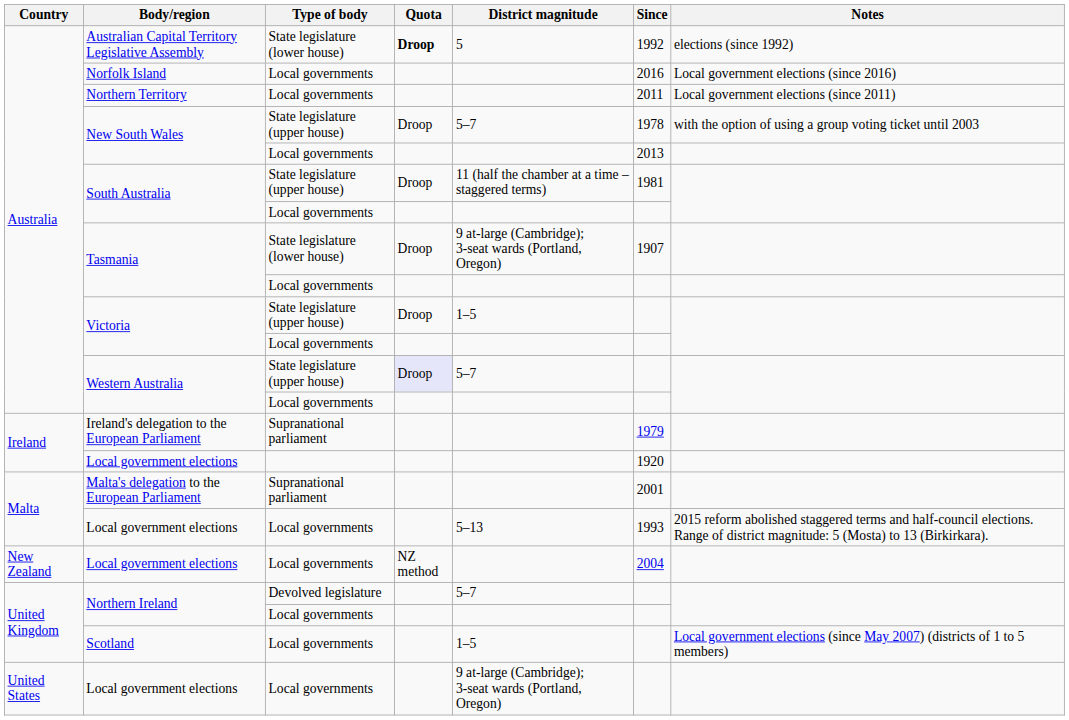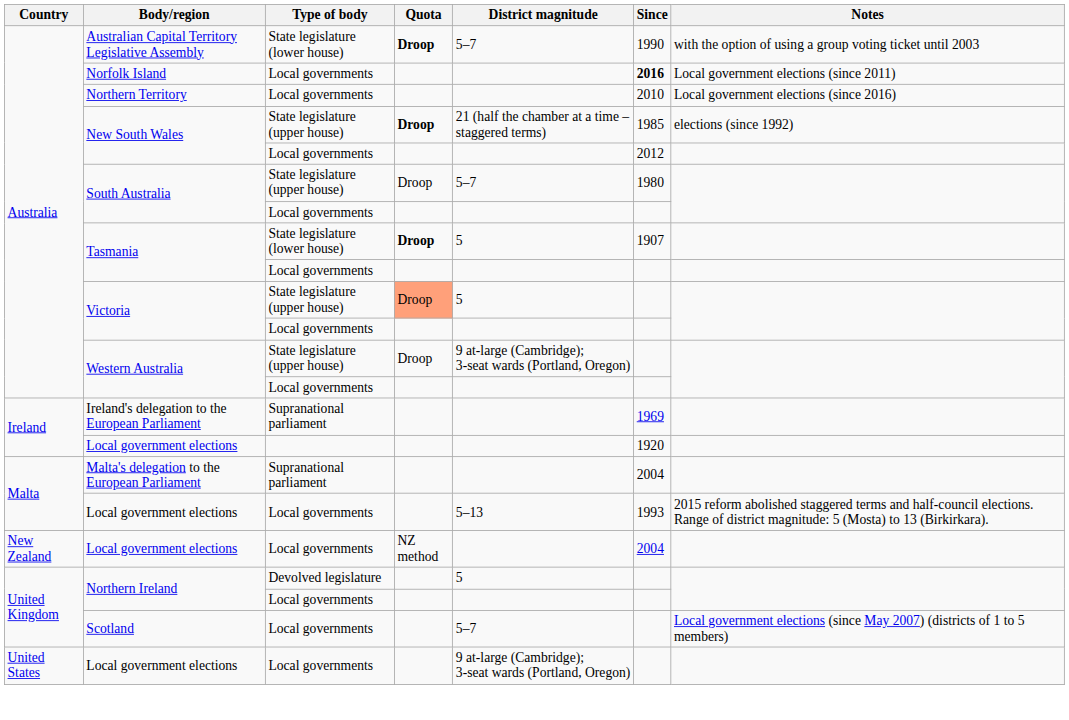(459, 44) 5 -> (466, 44) 5–7
(650, 44) 1992 -> (650, 44) 1990
(734, 44) elections (since 1992) -> (827, 44) with the option of using a group voting ticket until 2003
(650, 73) normal -> (650, 73) bold
(785, 73) Local government elections (since 2016) -> (785, 73) Local government elections (since 2011)
(650, 95) 2011 -> (650, 95) 2010
(785, 95) Local government elections (since 2011) -> (785, 95) Local government elections (since 2016)
(415, 124) normal -> (416, 124) bold
(466, 124) 5–7 -> (542, 124) 21 (half the chamber at a time – staggered terms)
(650, 124) 1978 -> (650, 124) 1985
(826, 124) with the option of using a group voting ticket until 2003 -> (734, 124) elections (since 1992)
(650, 153) 2013 -> (650, 153) 2012
(542, 182) 11 (half the chamber at a time – staggered terms) -> (466, 182) 5–7
(650, 182) 1981 -> (650, 182) 1980
(415, 249) normal -> (416, 241) bold
(520, 249) 9 at-large (Cambridge); 3-seat wards (Portland, Oregon) -> (459, 241) 5
(415, 315) no background -> (415, 299) lightsalmon background
(466, 315) 1–5 -> (459, 299) 5
(415, 373) lavender background -> (415, 358) no background
(466, 373) 5–7 -> (543, 358) 9 at-large (Cambridge); 3-seat wards (Portland, Oregon)
(650, 431) 1979 -> (650, 416) 1969
(650, 490) 2001 -> (650, 475) 2004
(466, 593) 5–7 -> (459, 578) 5
(466, 644) 1–5 -> (466, 628) 5–7
